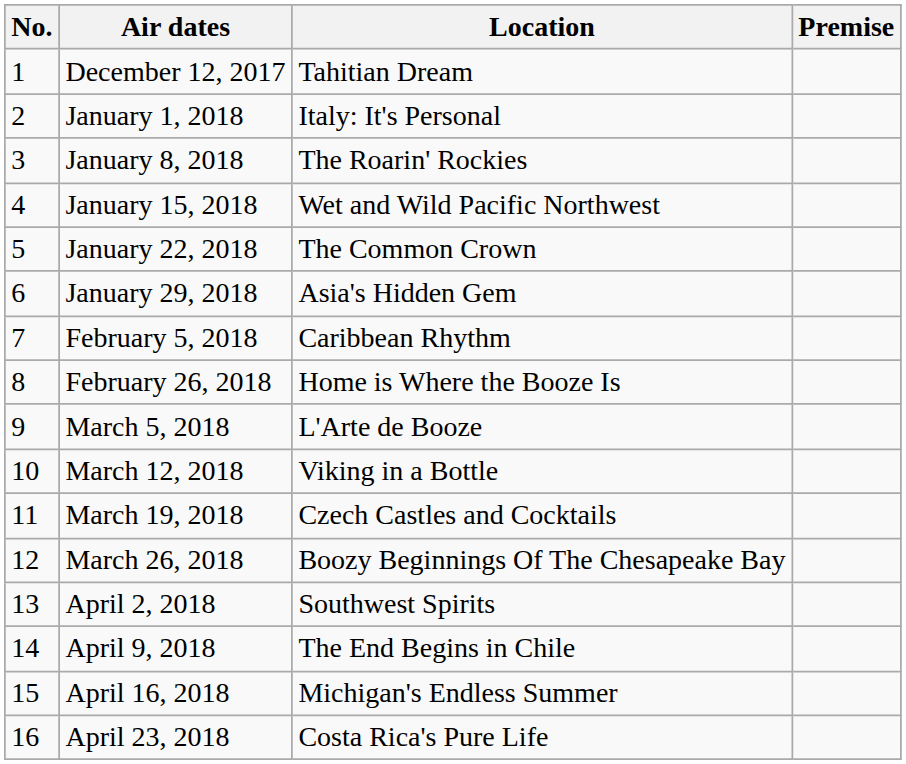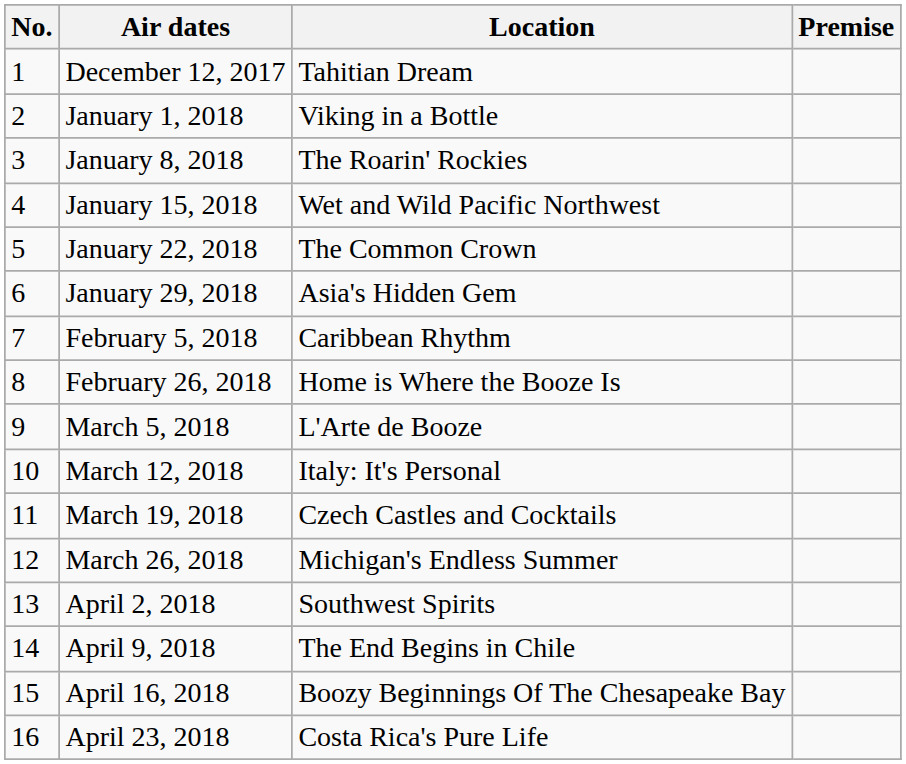(400, 115) Italy: It's Personal -> (398, 115) Viking in a Bottle
(398, 470) Viking in a Bottle -> (400, 470) Italy: It's Personal
(542, 559) Boozy Beginnings Of The Chesapeake Bay -> (458, 559) Michigan's Endless Summer
(458, 692) Michigan's Endless Summer -> (542, 692) Boozy Beginnings Of The Chesapeake Bay
